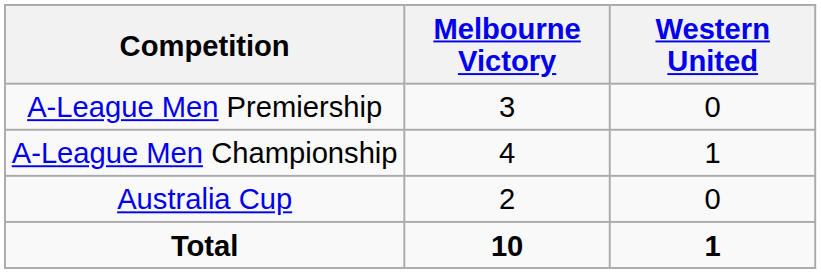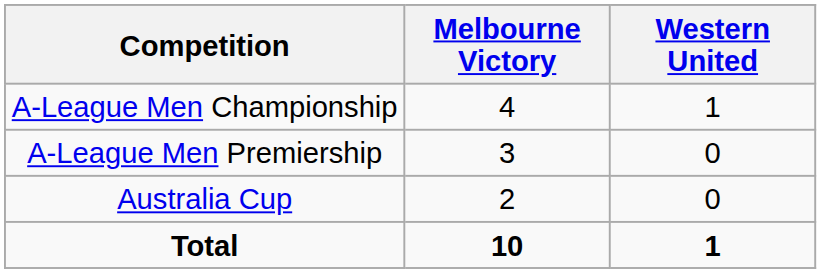rows swapped: (205, 107) <-> (205, 153)
